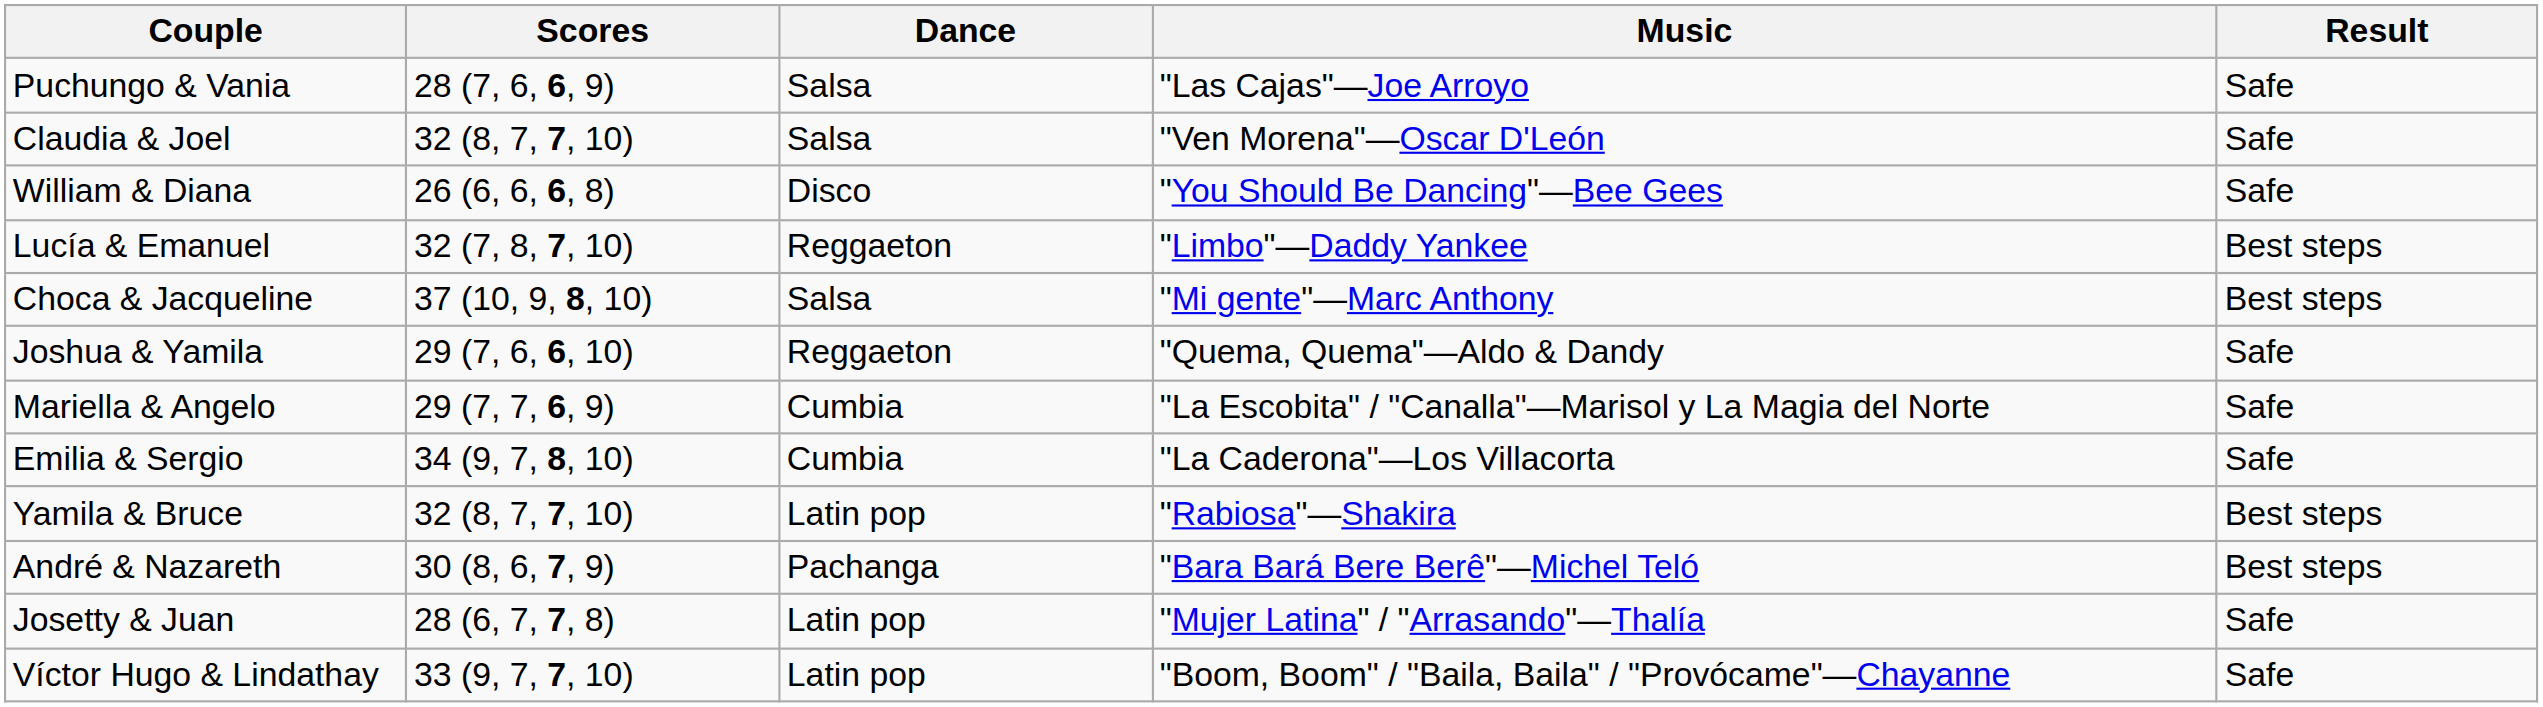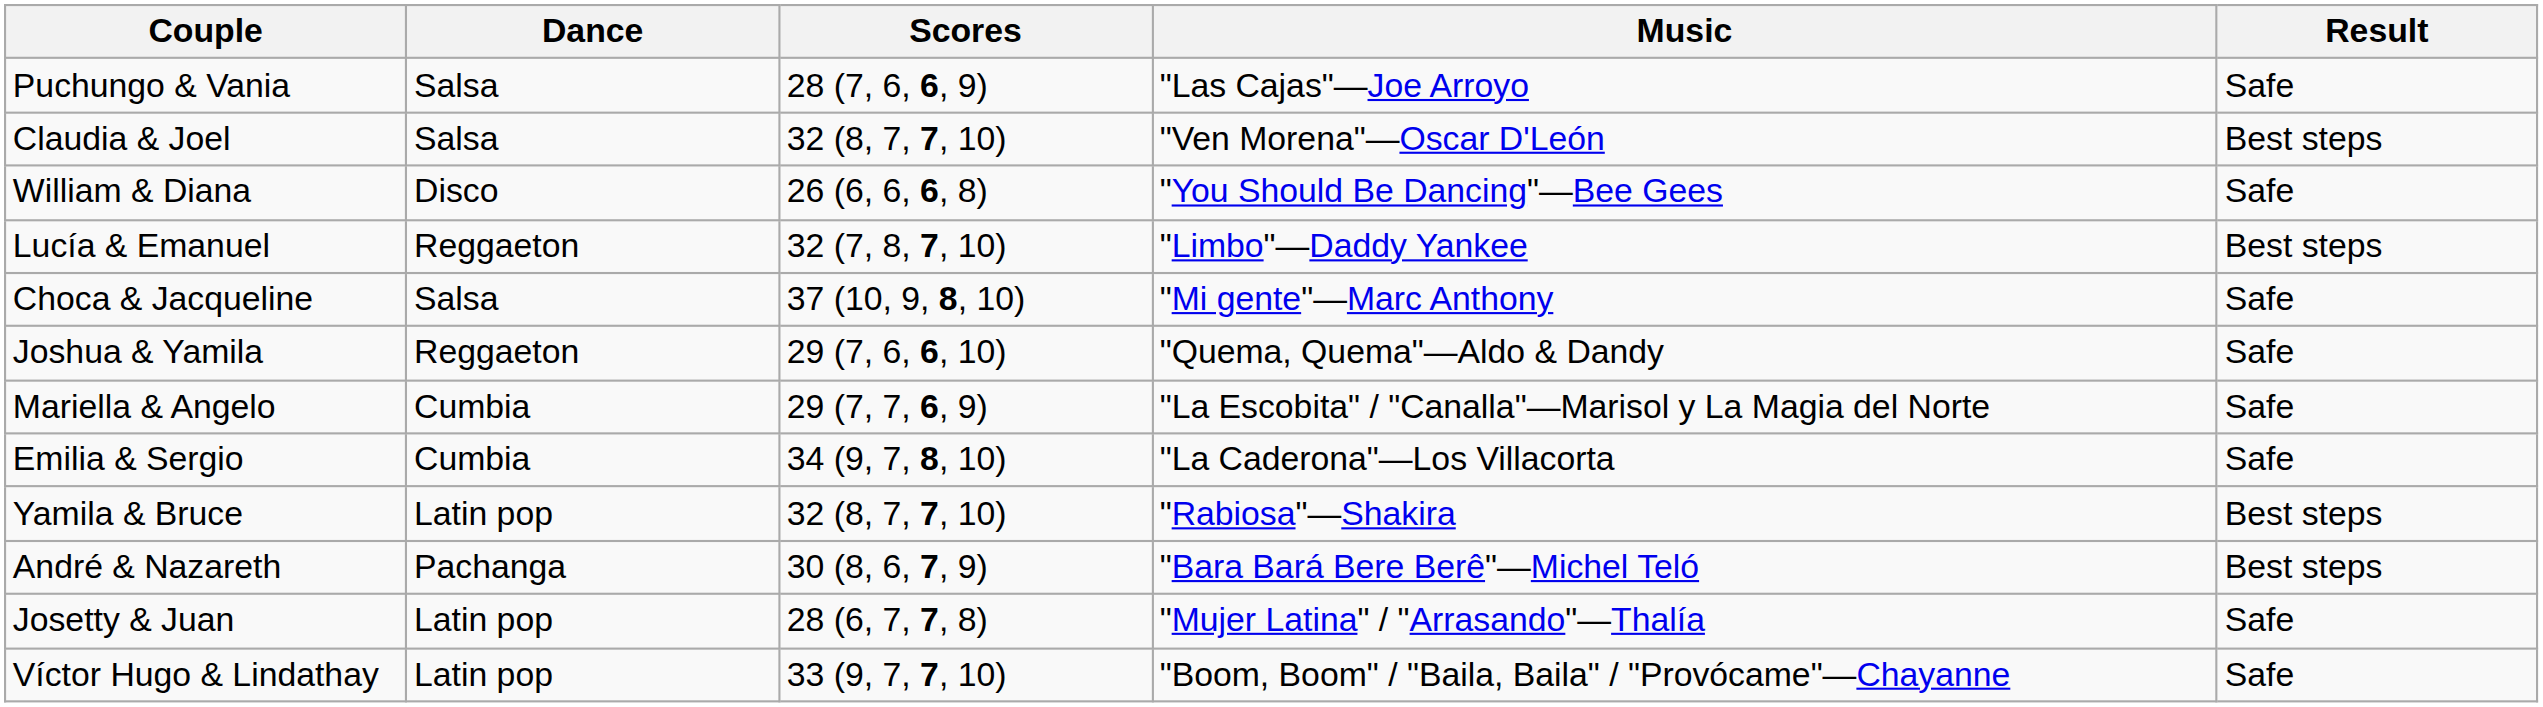columns swapped: (593, 31) <-> (965, 31)
(2260, 138) Safe -> (2304, 138) Best steps
(2304, 298) Best steps -> (2260, 298) Safe
